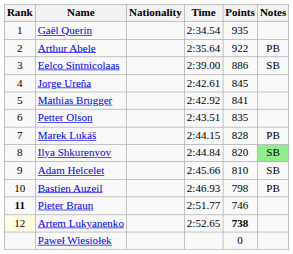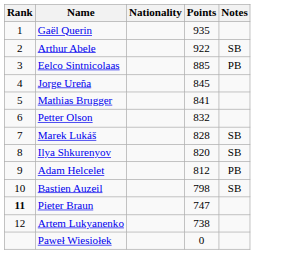- column: (204, 13)
(273, 48) PB -> (235, 48) SB
(240, 65) 886 -> (202, 65) 885
(273, 65) SB -> (235, 65) PB
(240, 118) 835 -> (202, 118) 832
(273, 135) PB -> (235, 135) SB
(273, 153) lightgreen background -> (235, 153) no background
(240, 170) 810 -> (202, 170) 812
(273, 170) SB -> (235, 170) PB
(273, 188) PB -> (235, 188) SB
(240, 205) 746 -> (202, 205) 747
(20, 223) lightyellow background -> (20, 223) no background
(240, 223) bold -> (202, 223) normal
